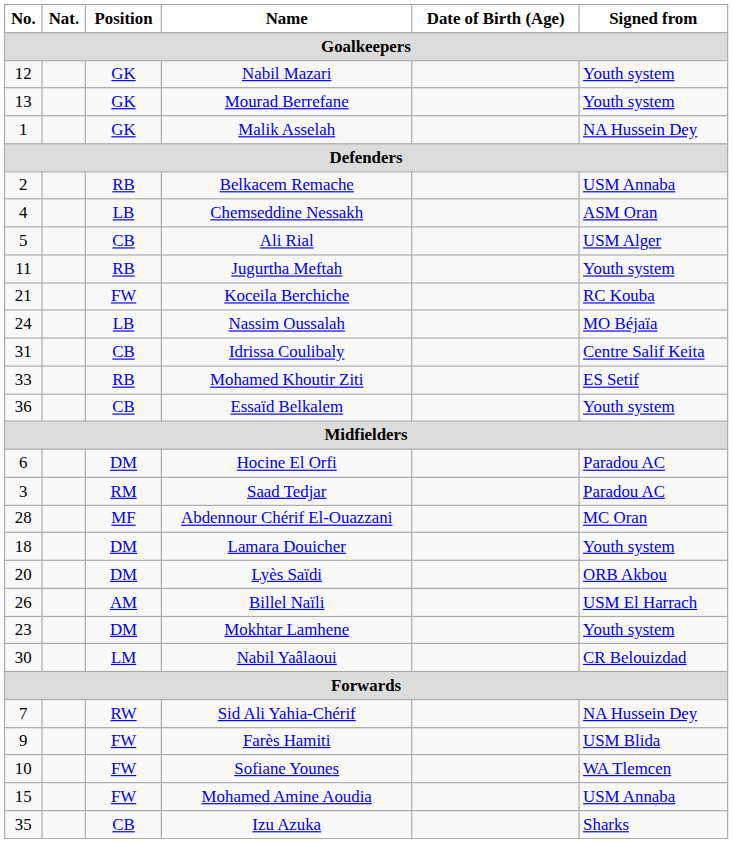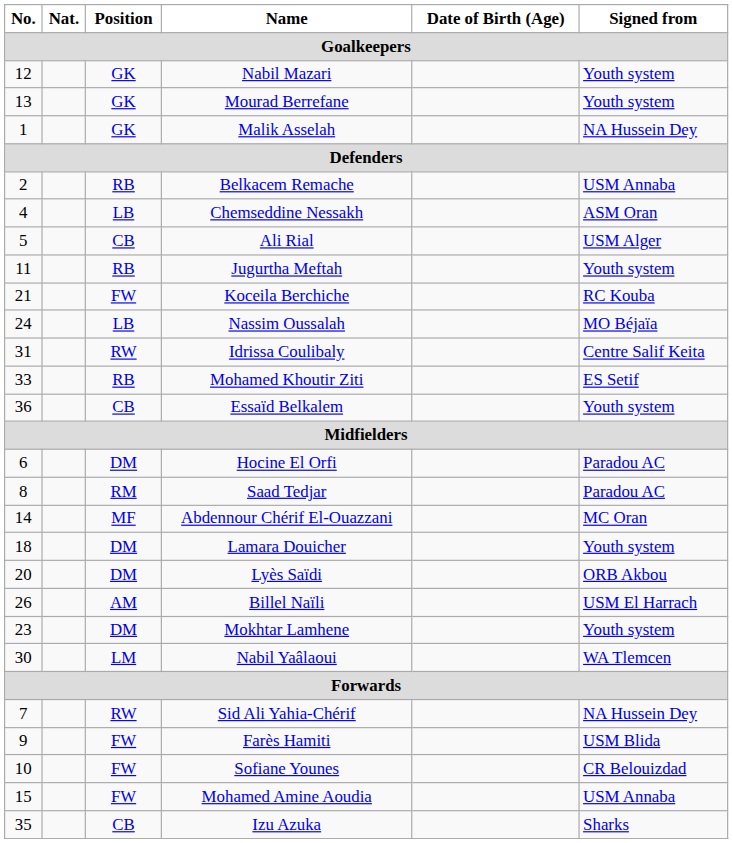(124, 352) CB -> (124, 352) RW
(23, 491) 3 -> (23, 491) 8
(23, 518) 28 -> (23, 518) 14
(635, 657) CR Belouizdad -> (627, 657) WA Tlemcen
(627, 769) WA Tlemcen -> (635, 769) CR Belouizdad
